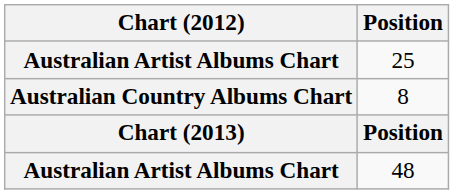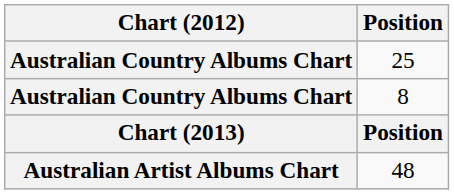(181, 59) Australian Artist Albums Chart -> (181, 59) Australian Country Albums Chart
